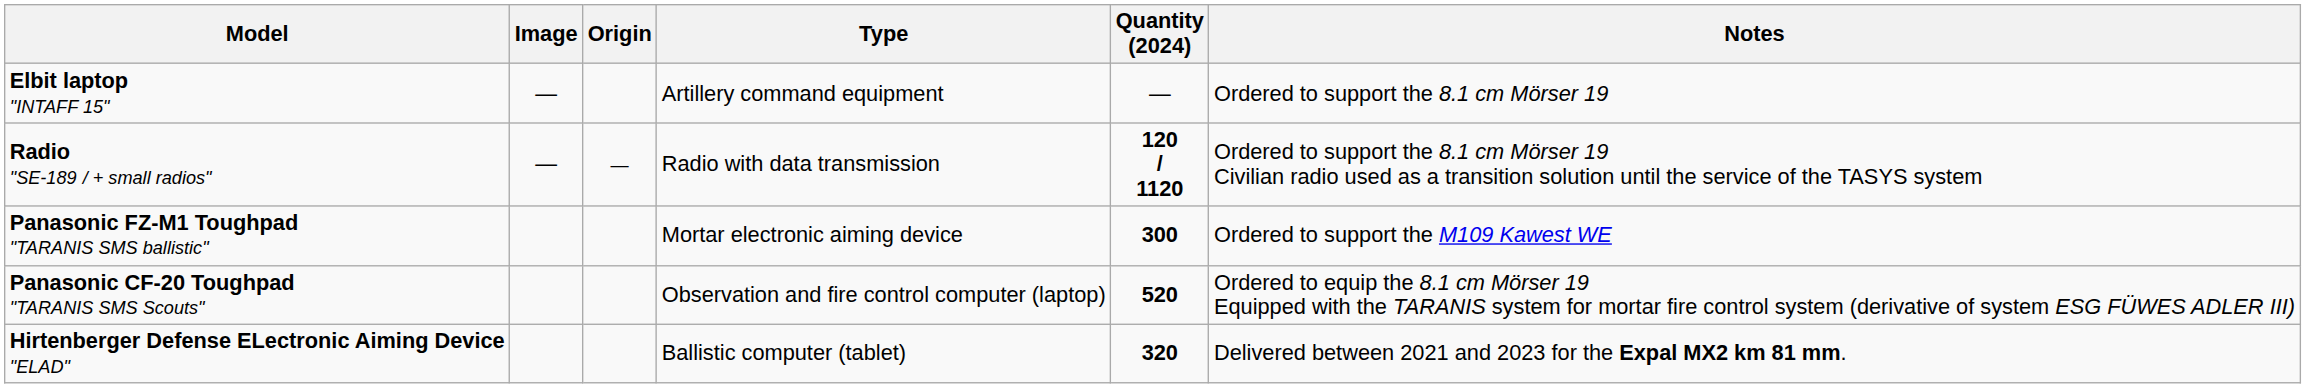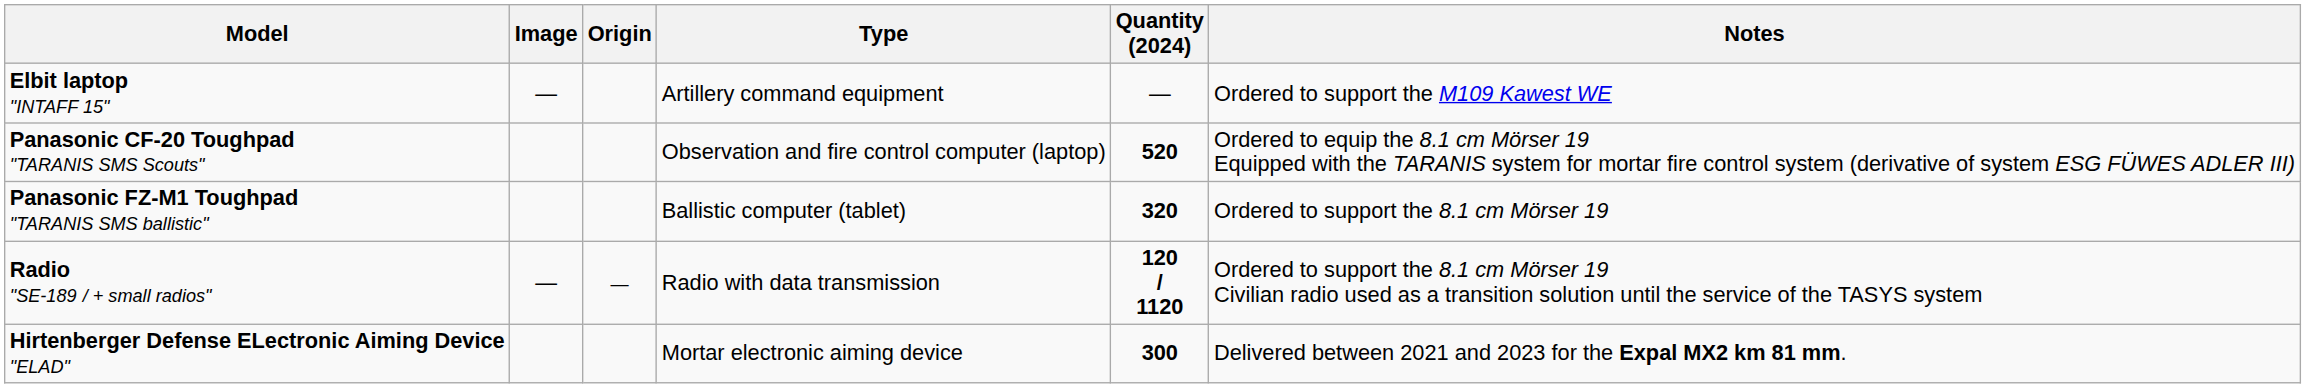(1411, 92) Ordered to support the 8.1 cm Mörser 19 -> (1413, 92) Ordered to support the M109 Kawest WE
rows swapped: (152, 294) <-> (111, 164)
(812, 235) Mortar electronic aiming device -> (784, 210) Ballistic computer (tablet)
(1160, 235) 300 -> (1160, 210) 320
(1413, 235) Ordered to support the M109 Kawest WE -> (1411, 210) Ordered to support the 8.1 cm Mörser 19
(784, 353) Ballistic computer (tablet) -> (812, 353) Mortar electronic aiming device
(1160, 353) 320 -> (1160, 353) 300
